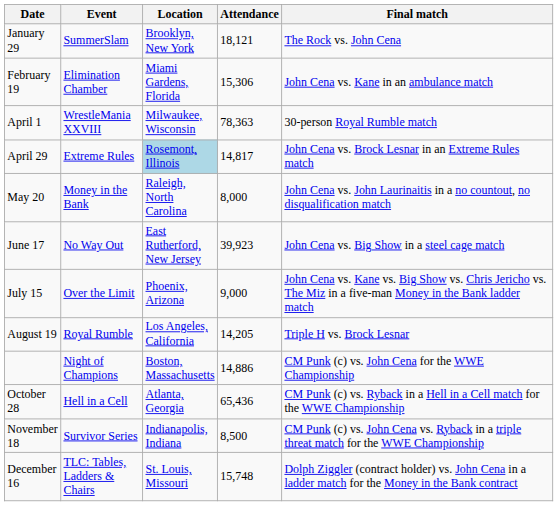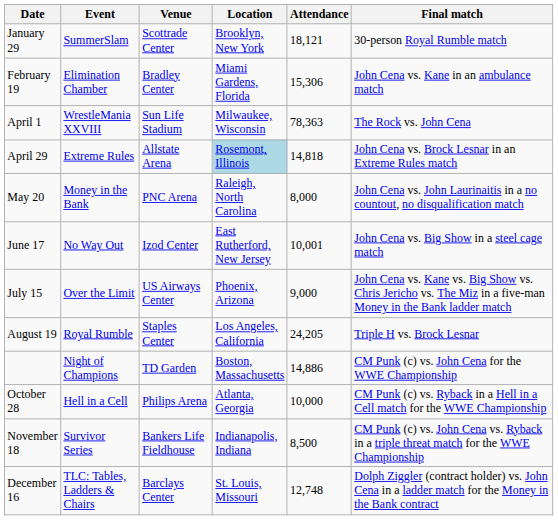+ column: (176, 13)
(343, 40) The Rock vs. John Cena -> (431, 40) 30-person Royal Rumble match
(361, 122) 30-person Royal Rumble match -> (413, 122) The Rock vs. John Cena
(237, 156) 14,817 -> (307, 156) 14,818
(237, 245) 39,923 -> (307, 245) 10,001
(237, 333) 14,205 -> (307, 333) 24,205
(237, 401) 65,436 -> (307, 401) 10,000
(237, 476) 15,748 -> (307, 490) 12,748
